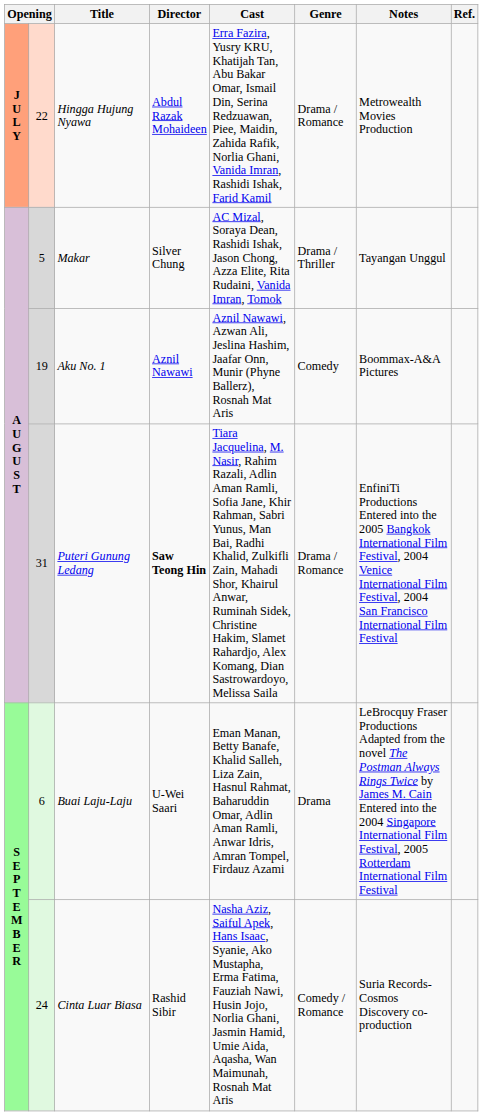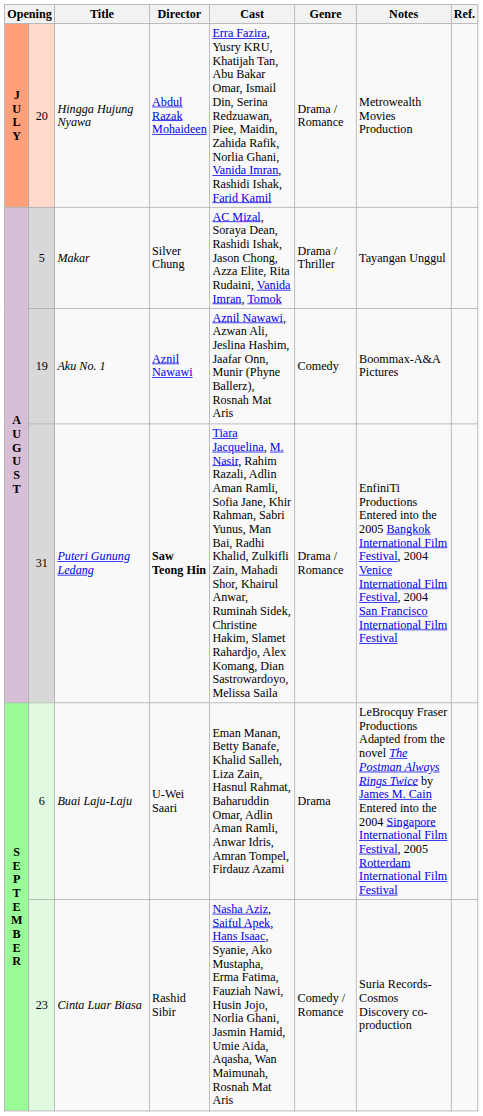(42, 115) 22 -> (42, 115) 20
(42, 1005) 24 -> (42, 1005) 23
